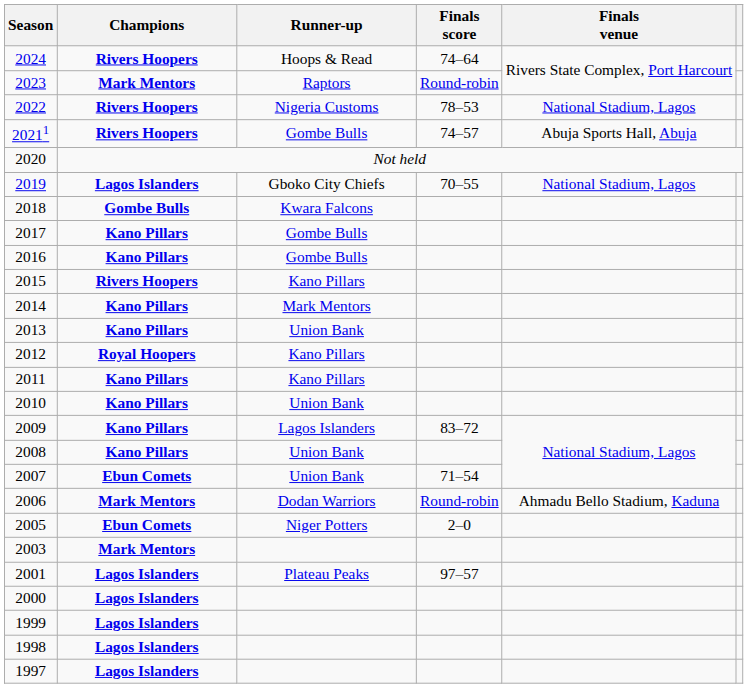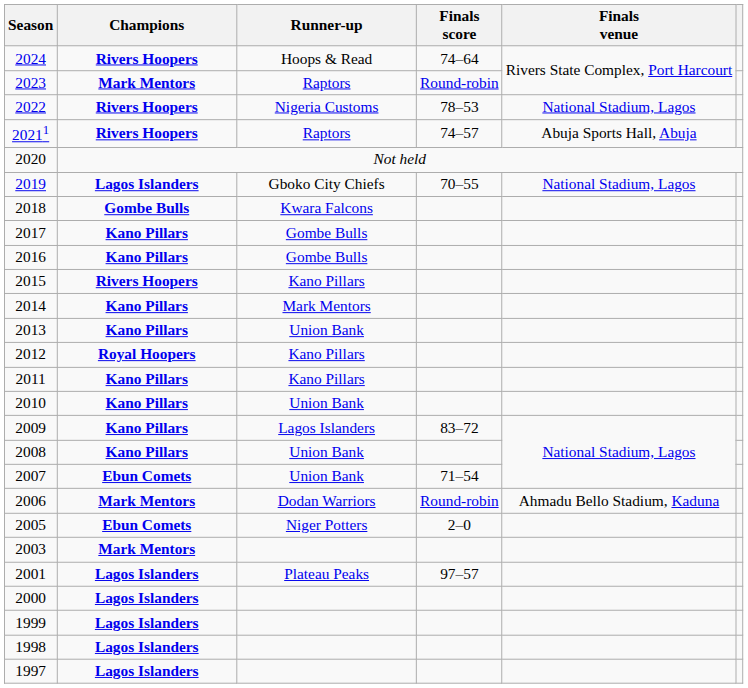(327, 133) Gombe Bulls -> (327, 133) Raptors
